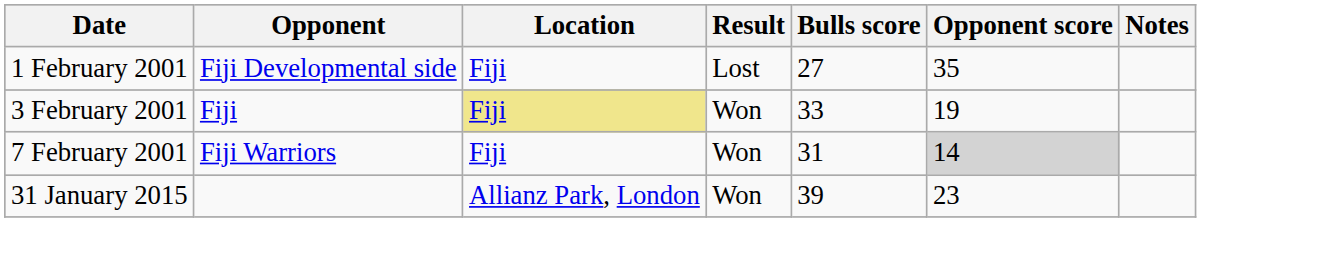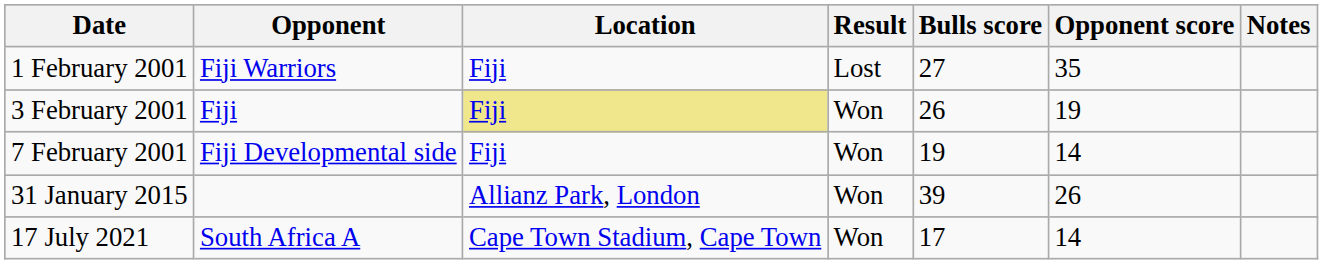(328, 68) Fiji Developmental side -> (268, 68) Fiji Warriors
(811, 110) 33 -> (932, 110) 26
(268, 152) Fiji Warriors -> (328, 152) Fiji Developmental side
(811, 152) 31 -> (932, 152) 19
(946, 152) lightgrey background -> (1068, 152) no background
(946, 195) 23 -> (1068, 195) 26
+ row: (80, 237)
